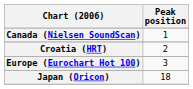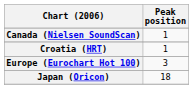(165, 49) 2 -> (165, 49) 1
